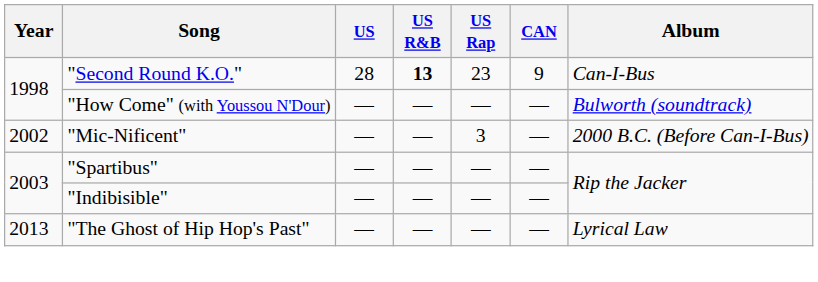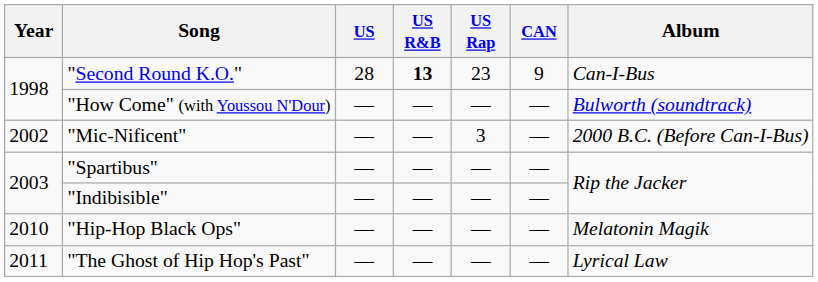+ row: (154, 229)
(29, 229) 2013 -> (28, 260) 2011
